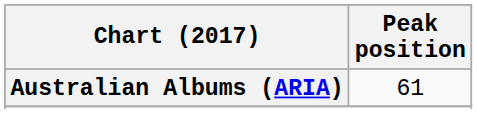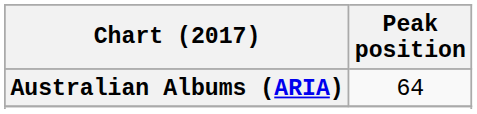(410, 88) 61 -> (410, 88) 64
